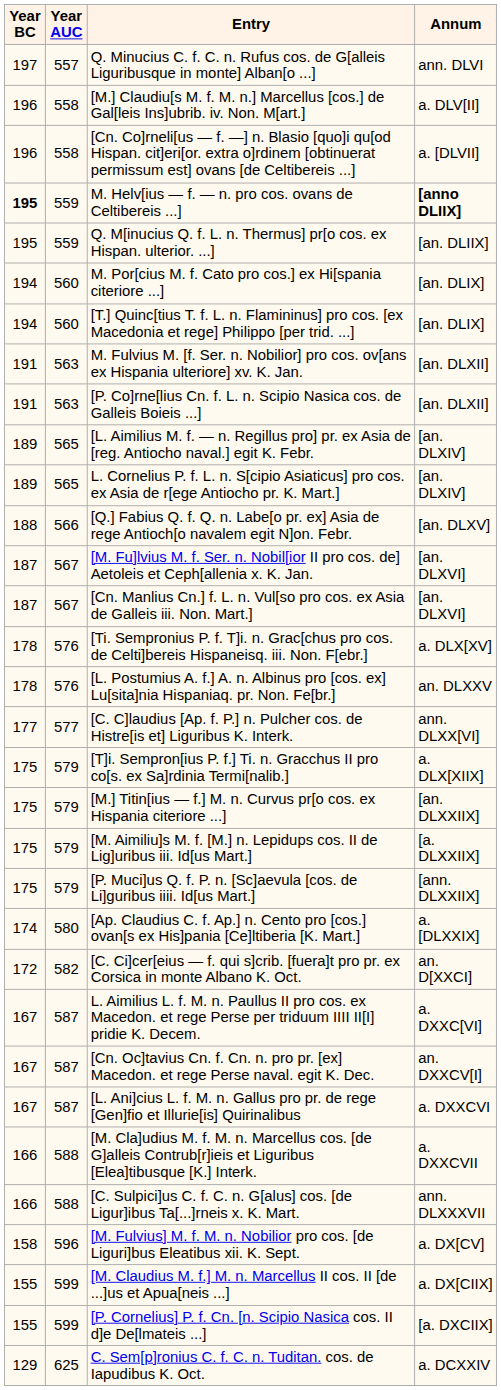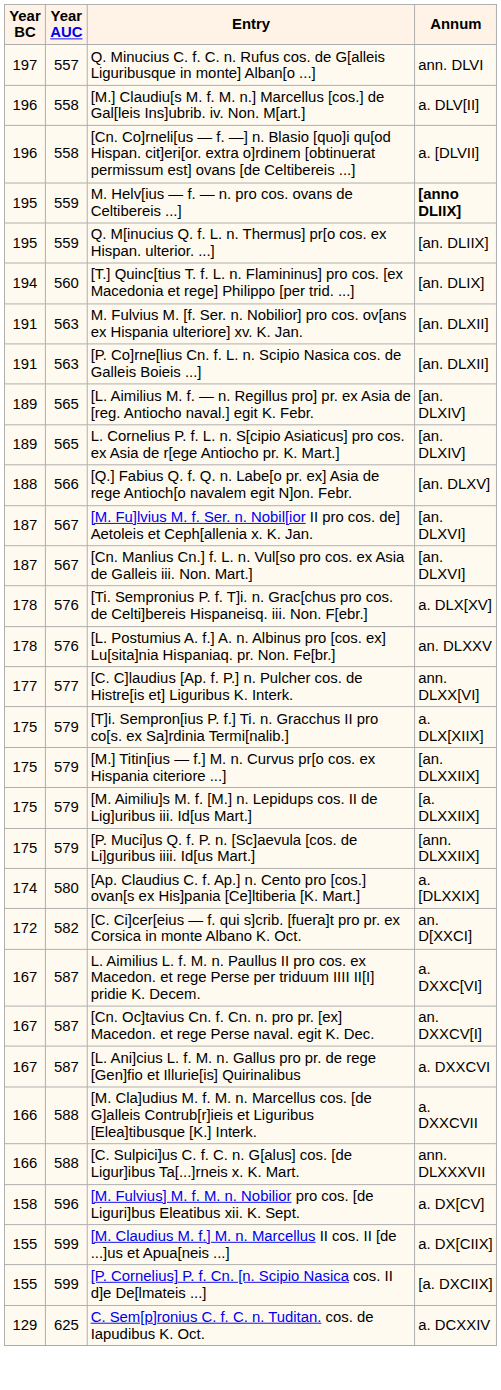(25, 202) bold -> (25, 202) normal
- row: (236, 283)
